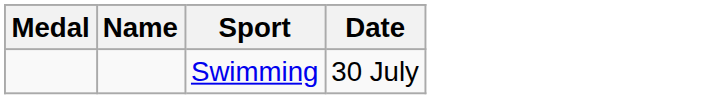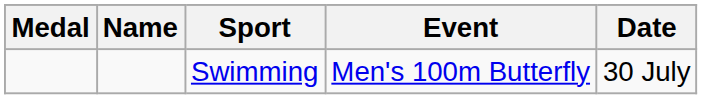+ column: (461, 27)
